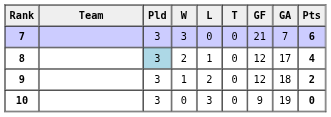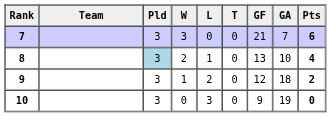(260, 58) 12 -> (260, 58) 13
(285, 58) 17 -> (285, 58) 10
